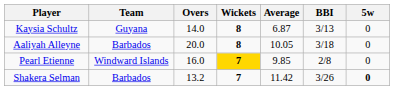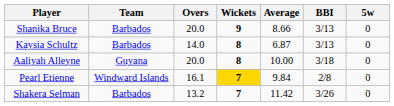+ row: (47, 28)
(131, 28) Guyana -> (131, 45) Barbados
(131, 45) Barbados -> (131, 61) Guyana
(282, 45) 10.05 -> (282, 61) 10.00
(195, 61) 16.0 -> (195, 77) 16.1
(282, 61) 9.85 -> (282, 77) 9.84
(368, 77) bold -> (368, 93) normal
